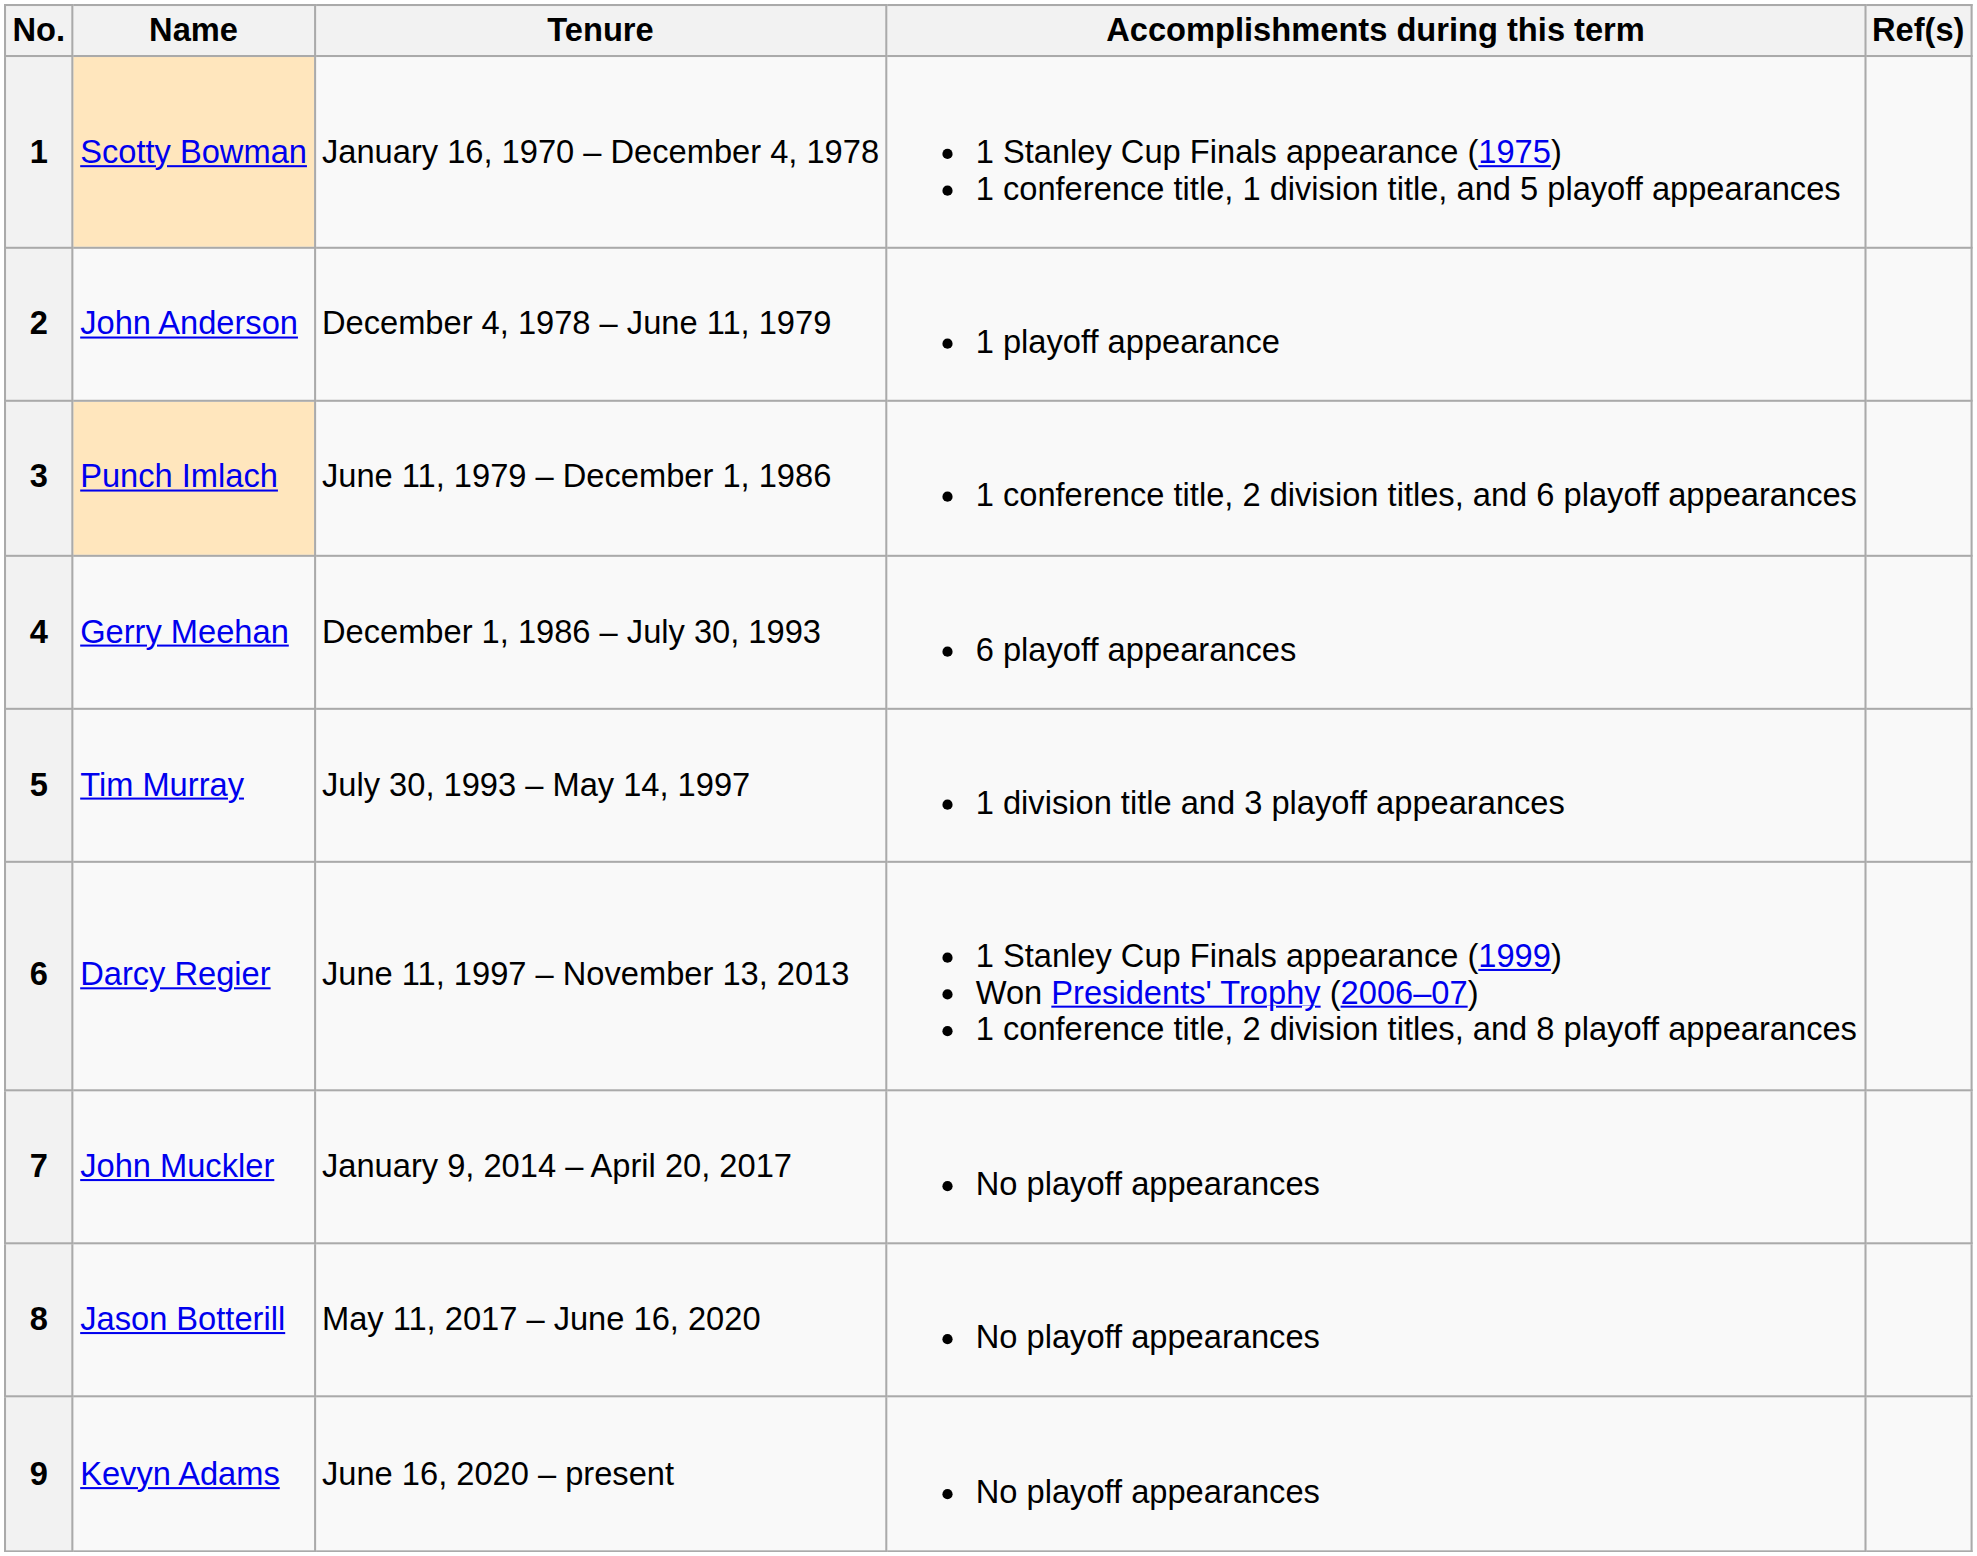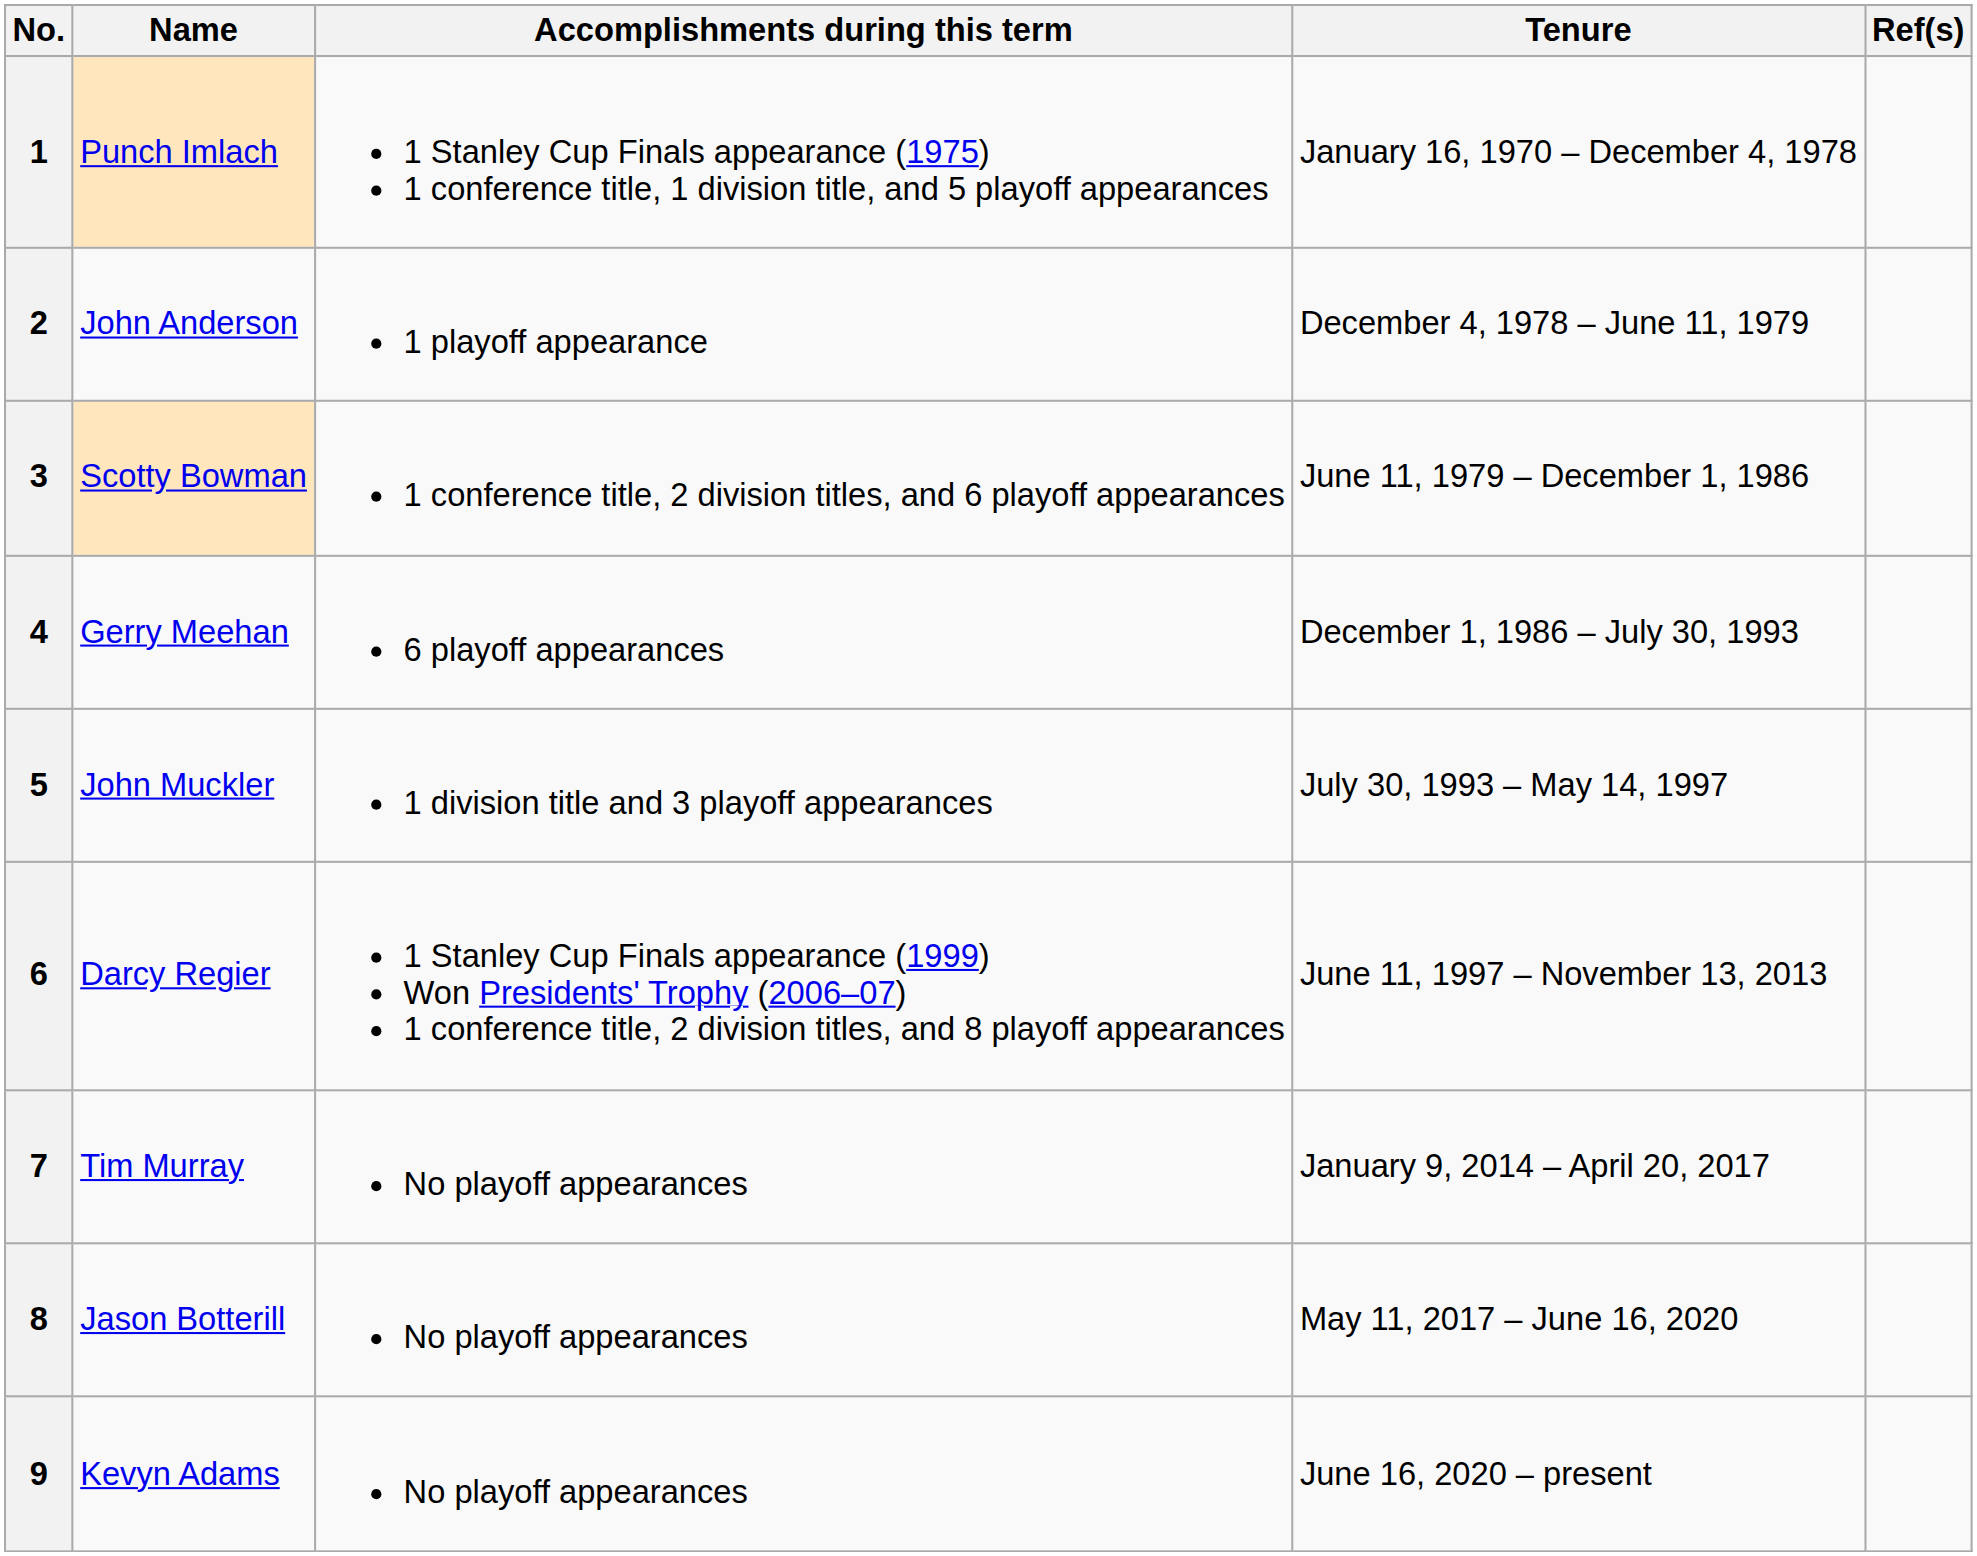columns swapped: (601, 30) <-> (1376, 30)
(194, 151) Scotty Bowman -> (179, 151) Punch Imlach
(179, 477) Punch Imlach -> (194, 477) Scotty Bowman
(162, 784) Tim Murray -> (177, 784) John Muckler
(177, 1165) John Muckler -> (162, 1165) Tim Murray
